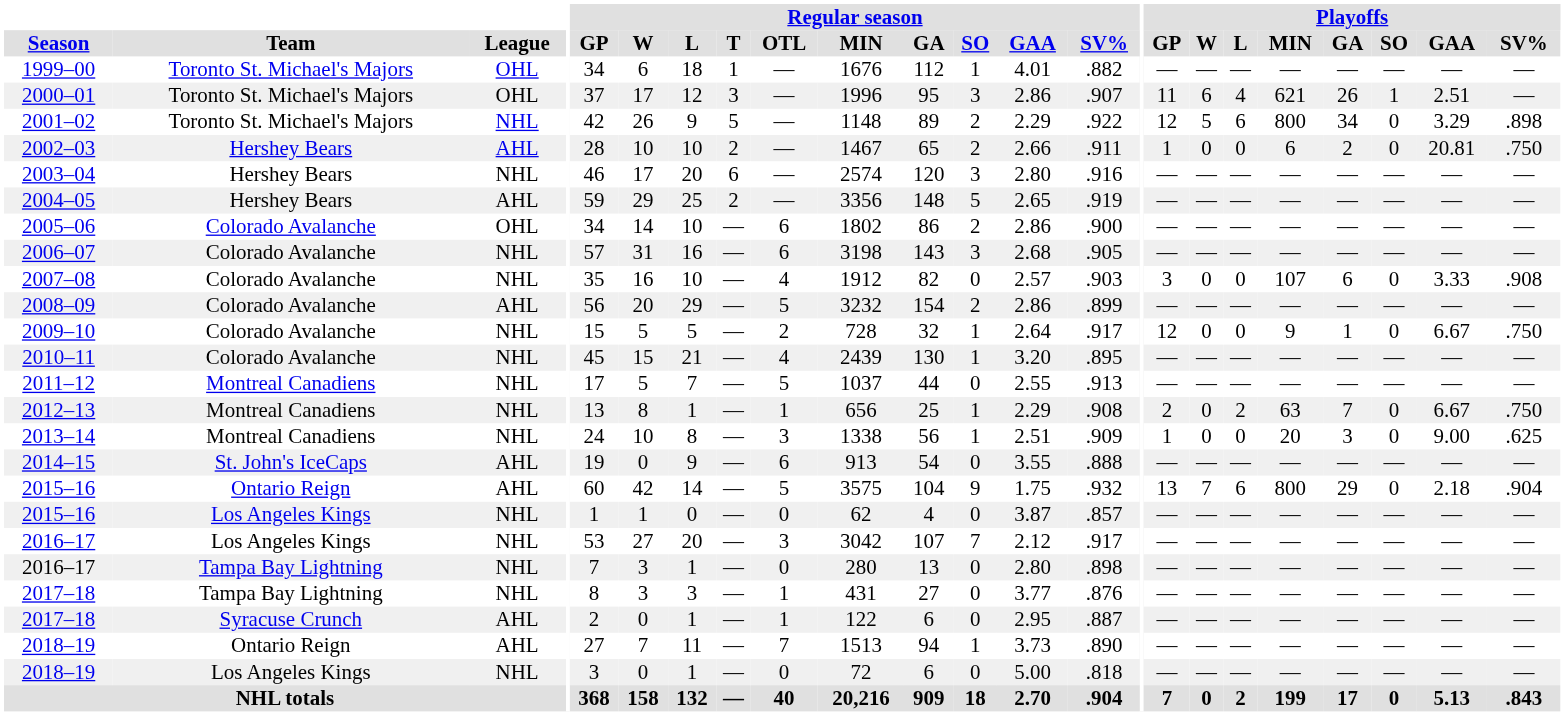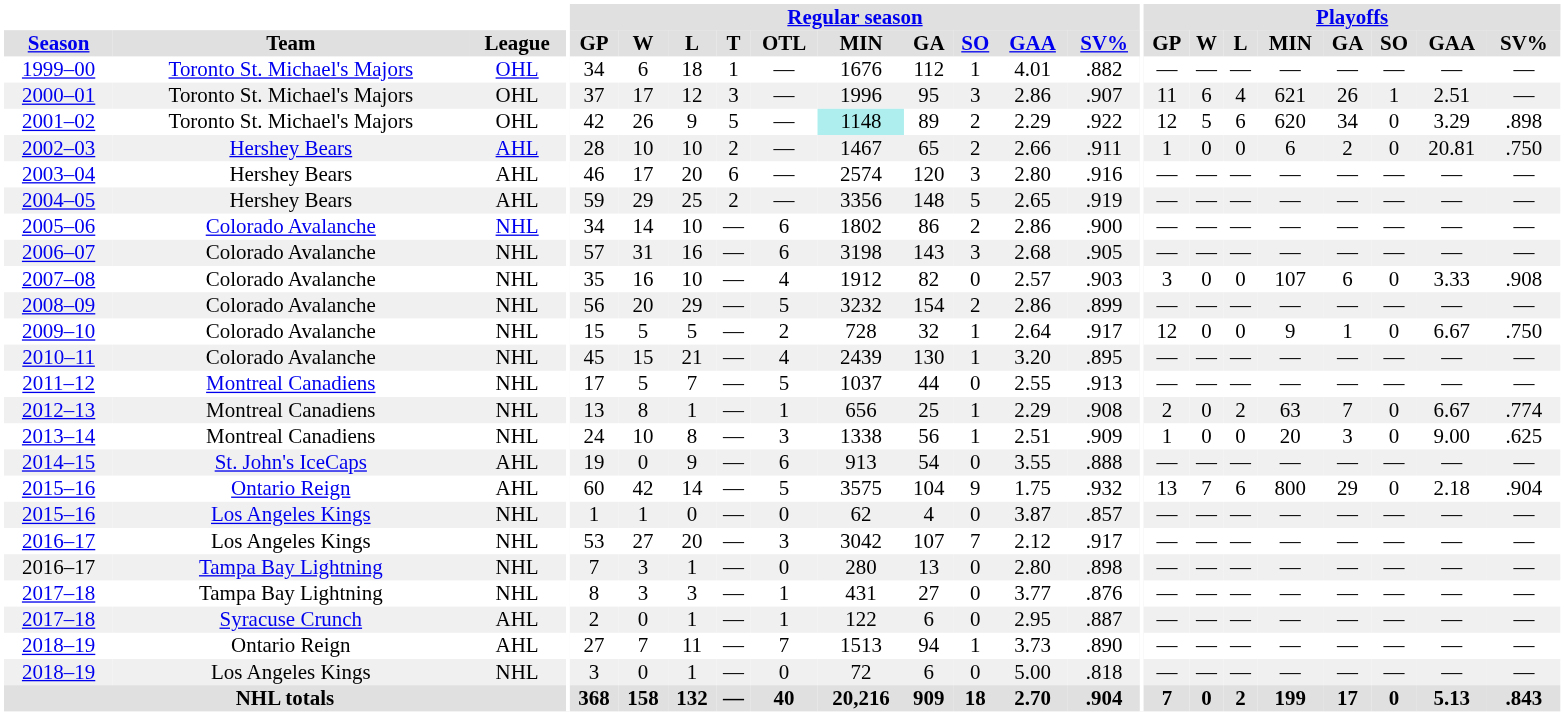(517, 121) NHL -> (517, 121) OHL
(861, 121) no background -> (861, 121) paleturquoise background
(1290, 121) 800 -> (1290, 121) 620
(517, 174) NHL -> (517, 174) AHL
(517, 226) OHL -> (517, 226) NHL
(517, 305) AHL -> (517, 305) NHL
(1524, 409) .750 -> (1524, 409) .774
